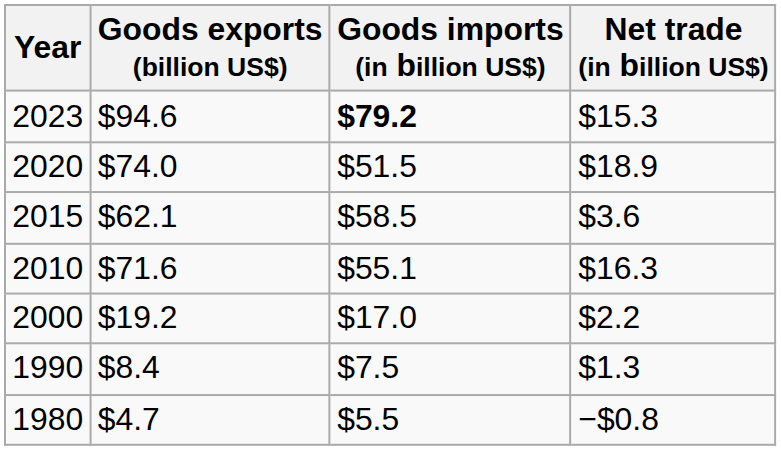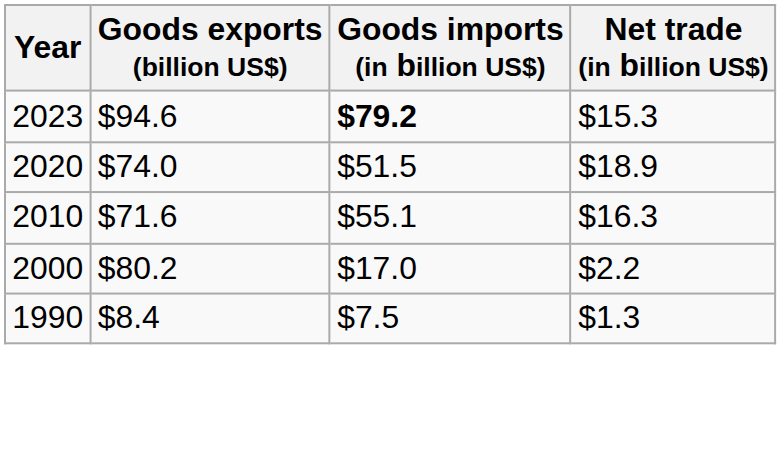- row: (48, 217)
(138, 318) $19.2 -> (138, 267) $80.2
- row: (48, 419)
